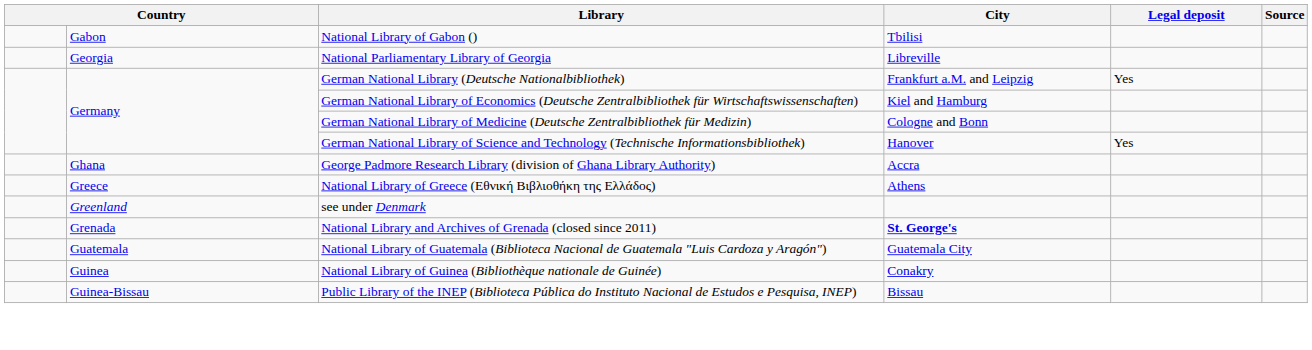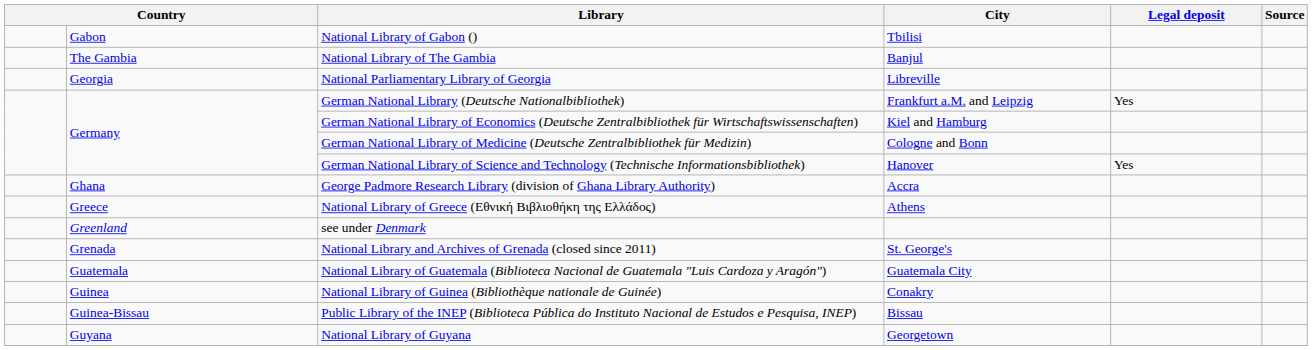+ row: (408, 57)
(922, 228) bold -> (919, 249) normal
+ row: (396, 334)
